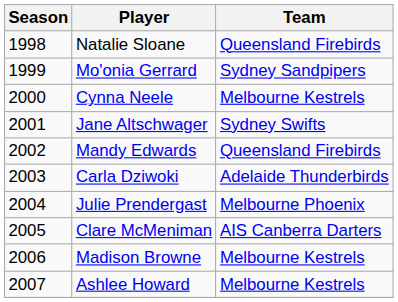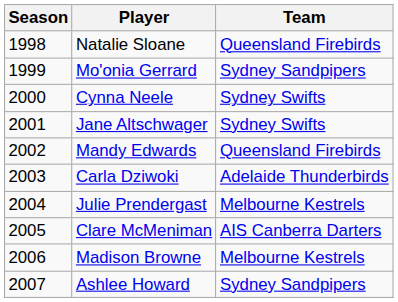(292, 97) Melbourne Kestrels -> (273, 97) Sydney Swifts
(292, 204) Melbourne Phoenix -> (292, 204) Melbourne Kestrels
(292, 284) Melbourne Kestrels -> (293, 284) Sydney Sandpipers
